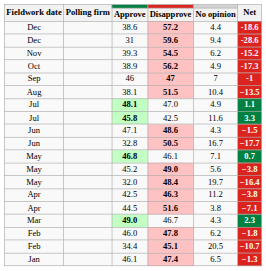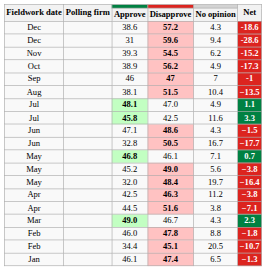(216, 27) 4.4 -> (216, 27) 4.3
(216, 233) 6.2 -> (216, 233) 8.8
